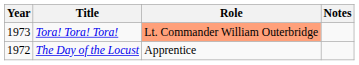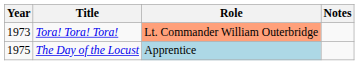(19, 50) 1972 -> (19, 50) 1975
(170, 50) no background -> (170, 50) lightblue background
